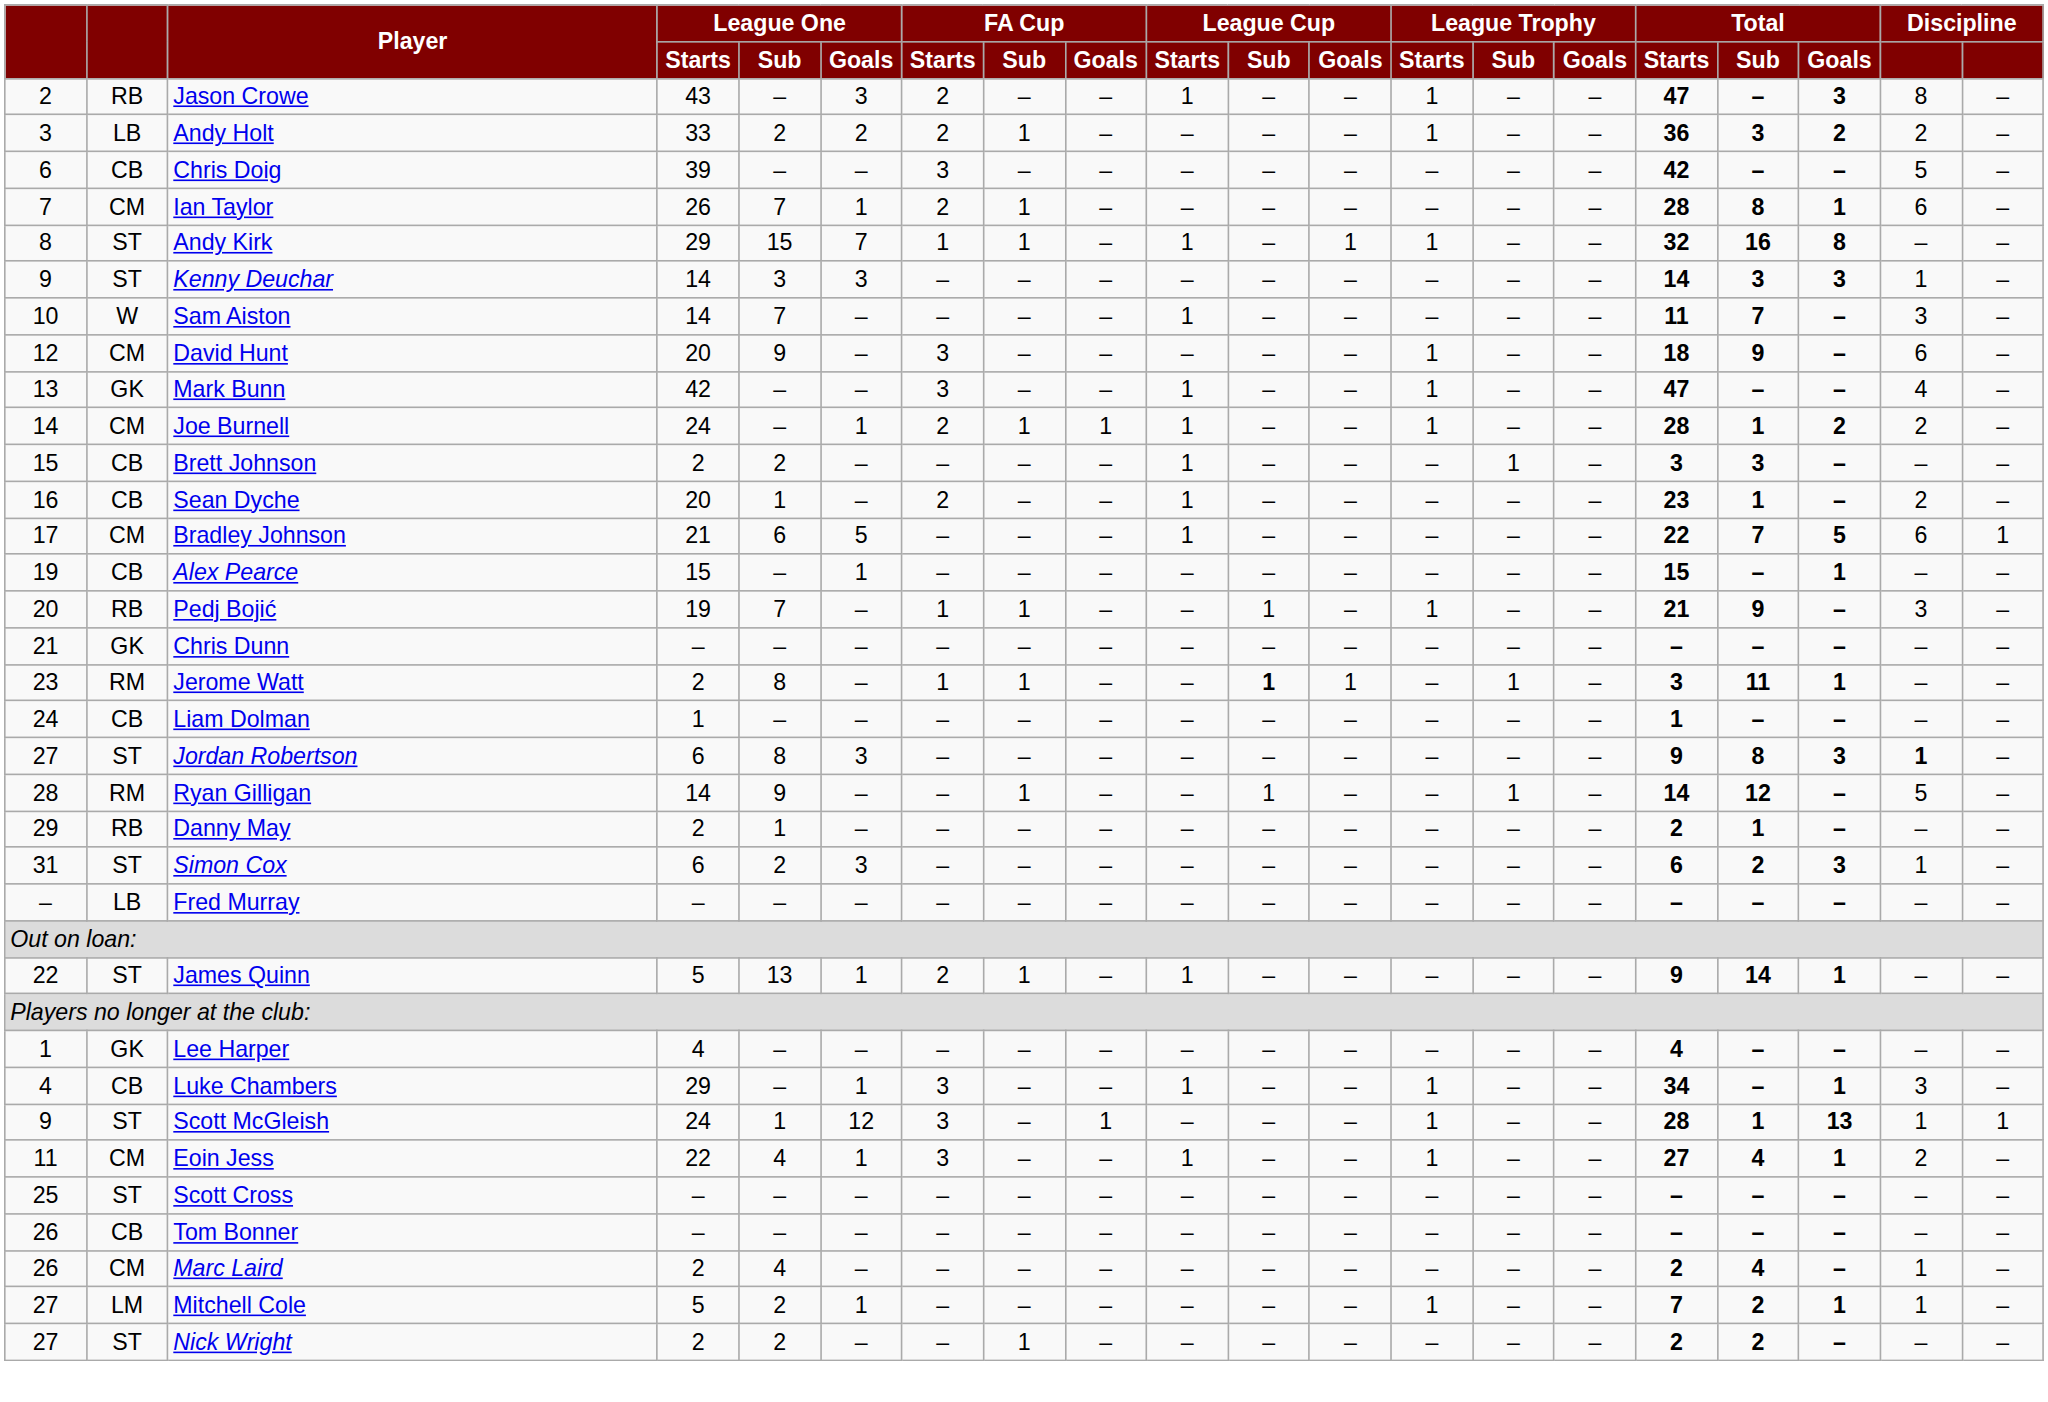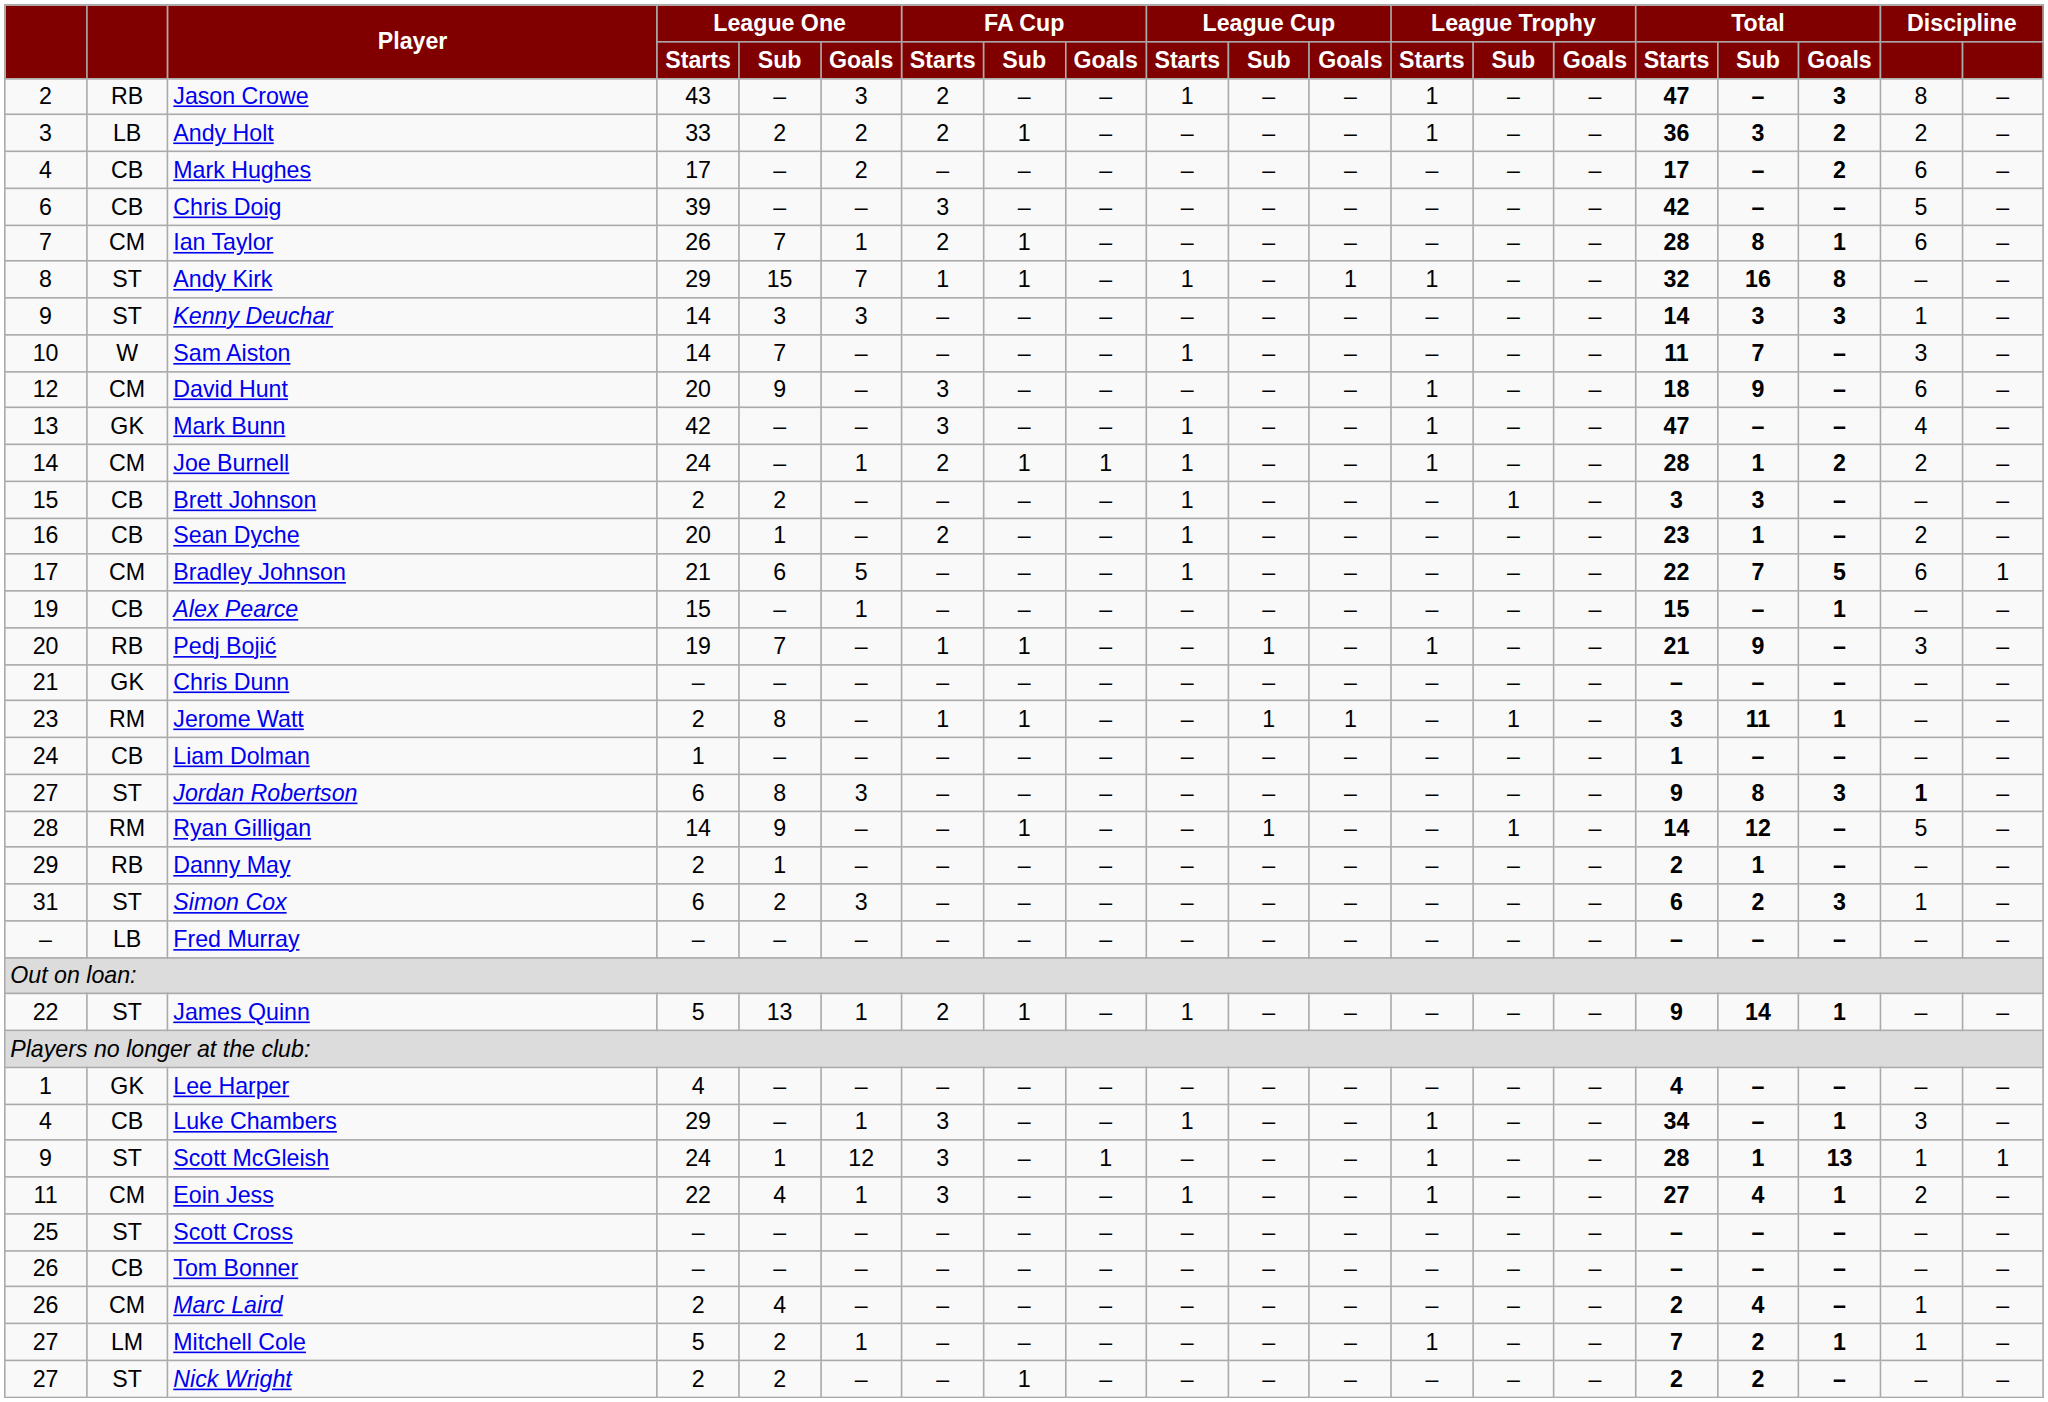+ row: (242, 170)
(1269, 683) bold -> (1269, 719) normal
